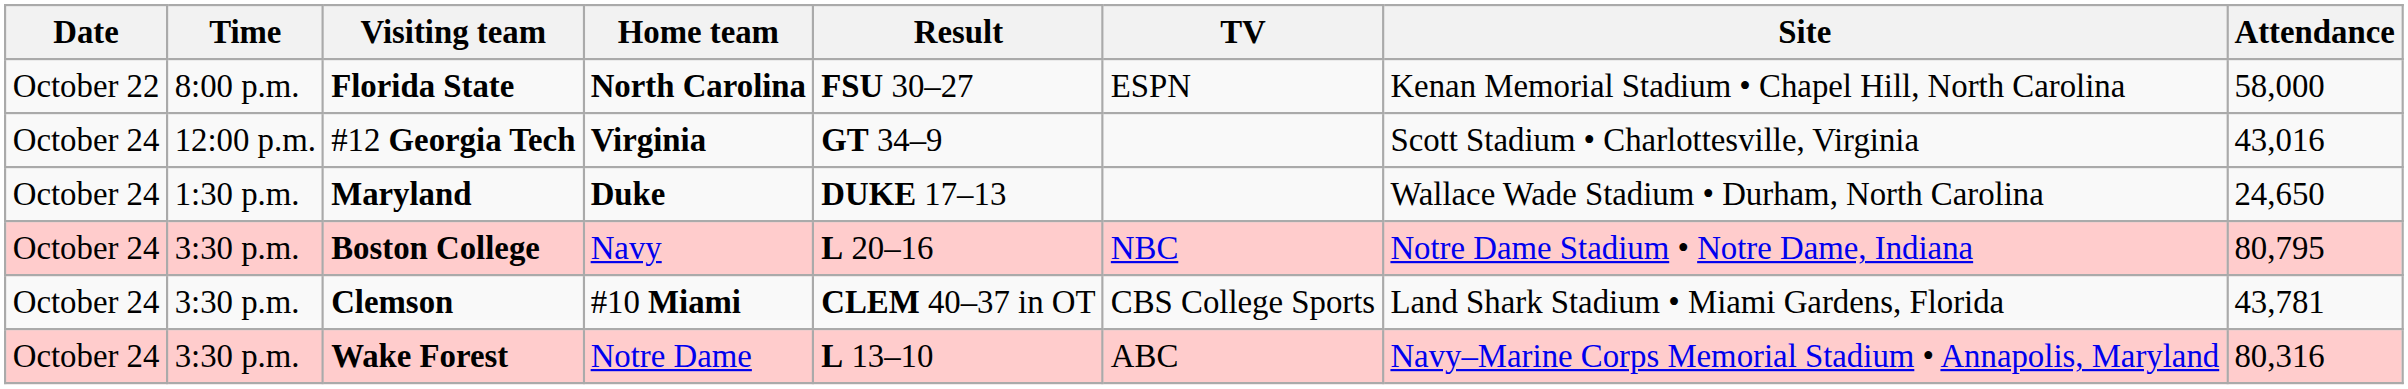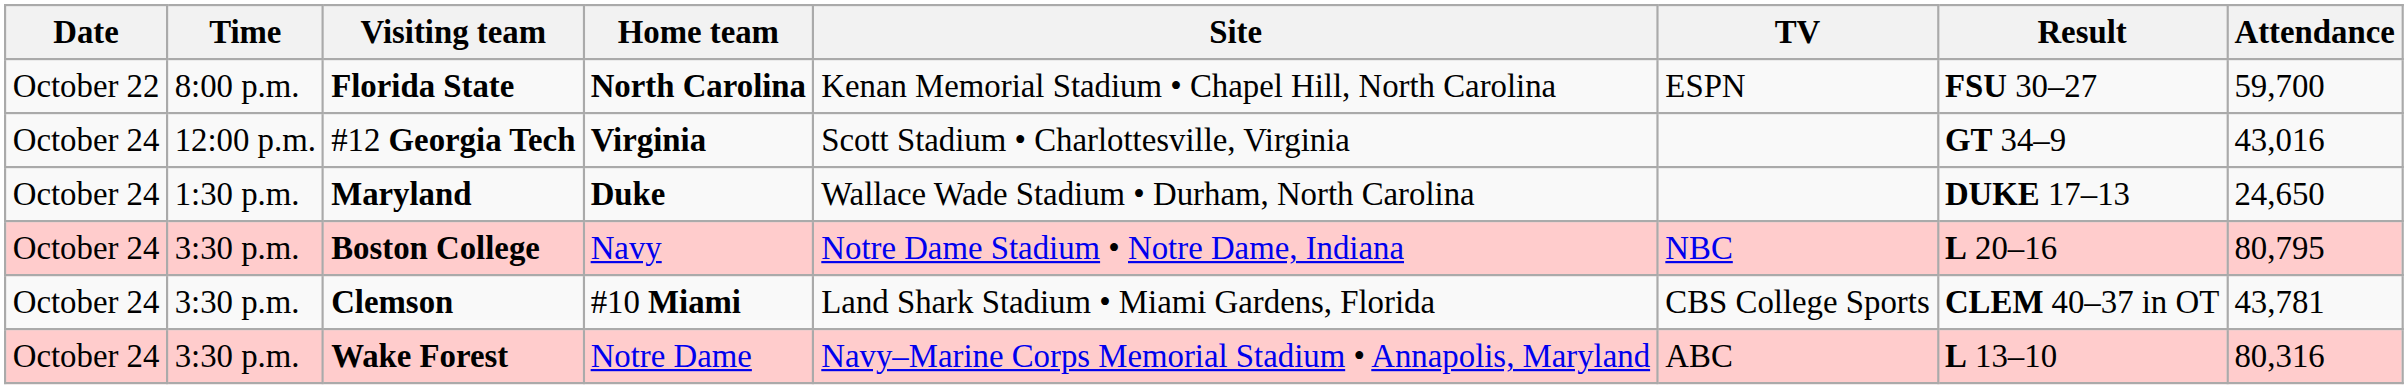columns swapped: (1805, 31) <-> (958, 31)
(2280, 85) 58,000 -> (2280, 85) 59,700
